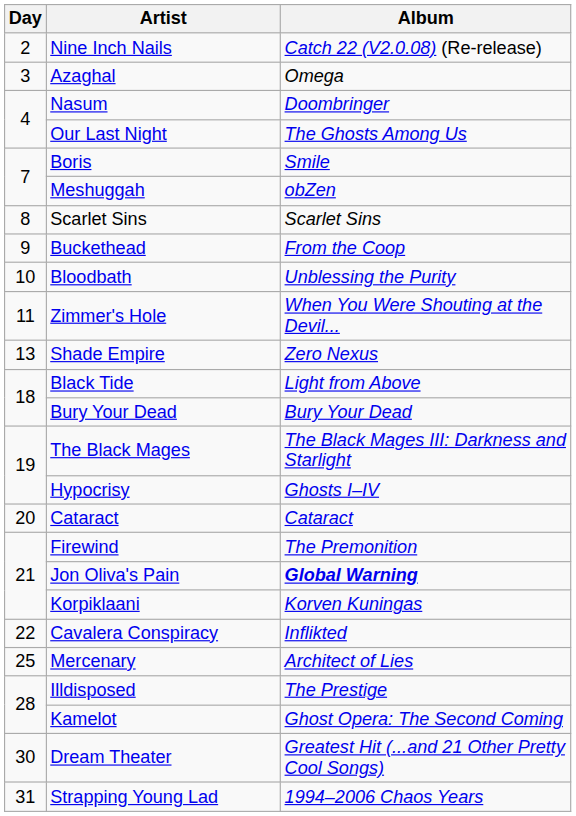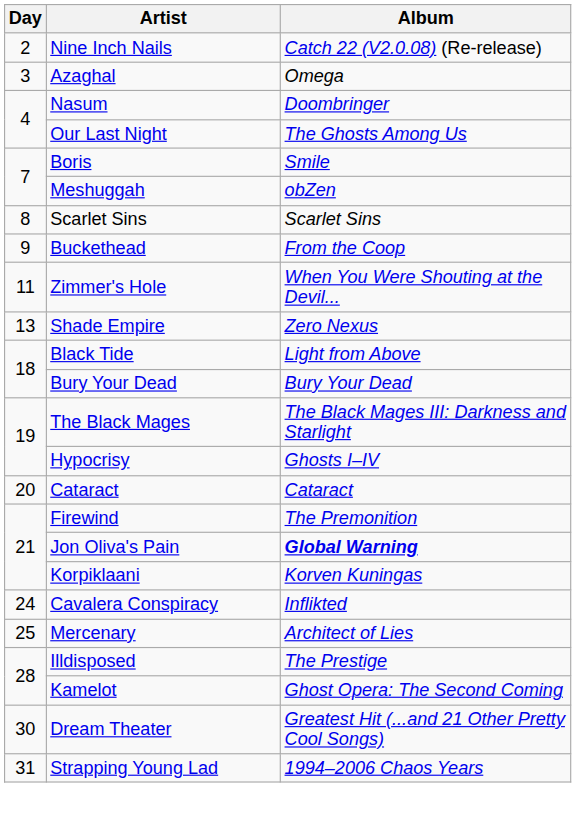- row: (91, 276)
(25, 632) 22 -> (25, 604) 24
